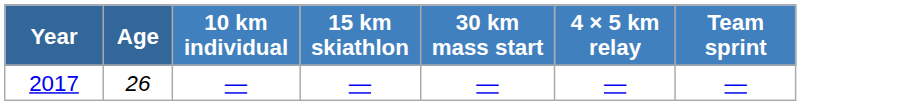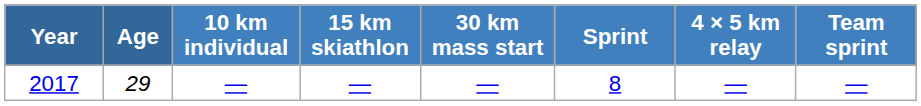+ column: (615, 35)
(138, 83) 26 -> (138, 83) 29
